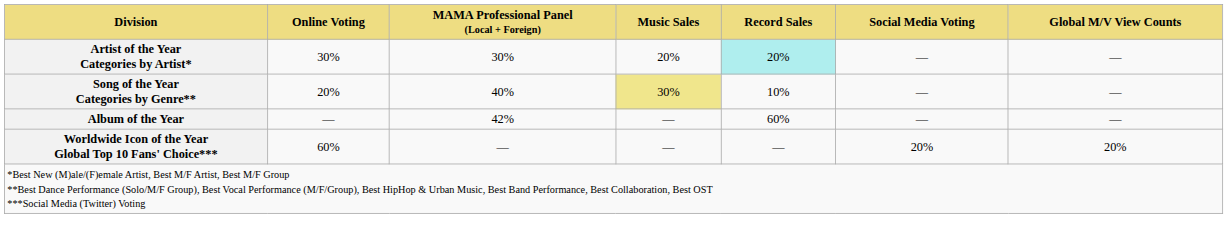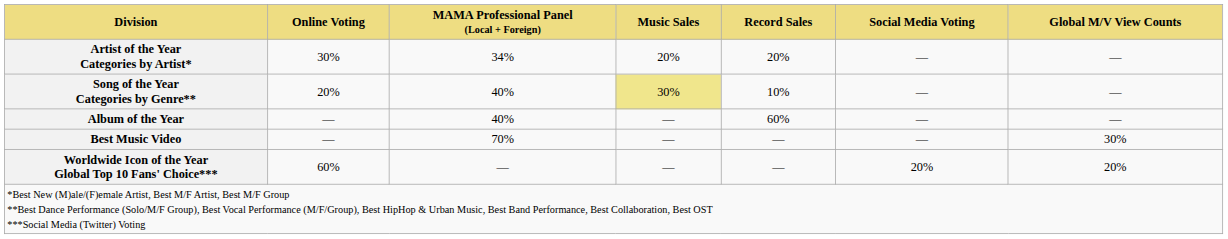(503, 57) 30% -> (503, 57) 34%
(778, 57) paleturquoise background -> (778, 57) no background
(503, 119) 42% -> (503, 119) 40%
+ row: (136, 139)
